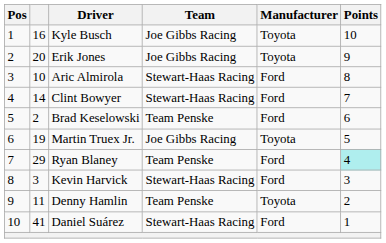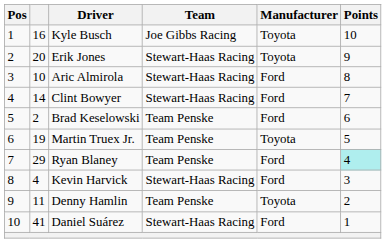(191, 55) Joe Gibbs Racing -> (200, 55) Stewart-Haas Racing
(191, 138) Joe Gibbs Racing -> (180, 138) Team Penske
(36, 180) 3 -> (36, 180) 4
